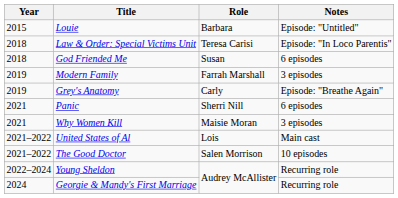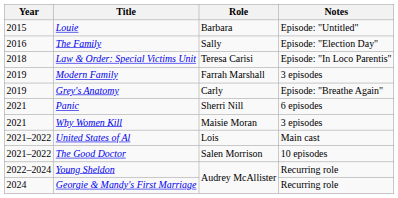+ row: (79, 43)
- row: (91, 59)
